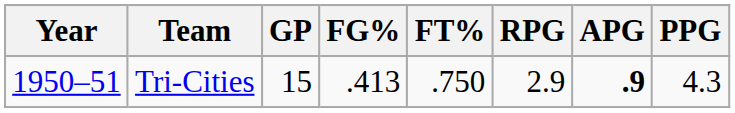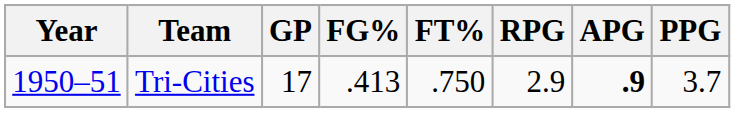(296, 81) 15 -> (296, 81) 17
(702, 81) 4.3 -> (702, 81) 3.7
